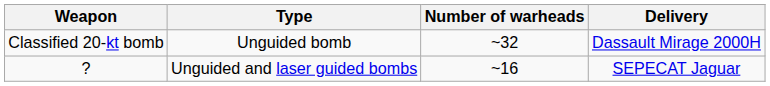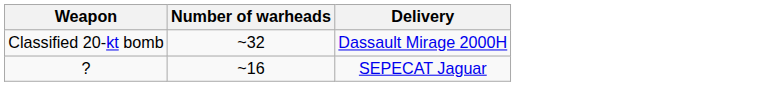- column: (294, 17)
